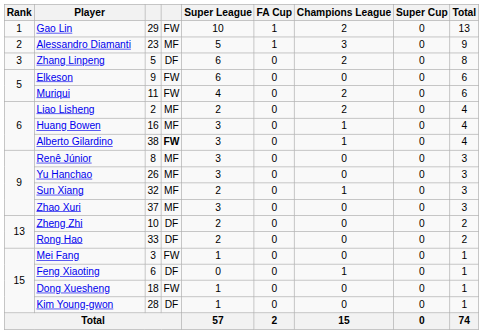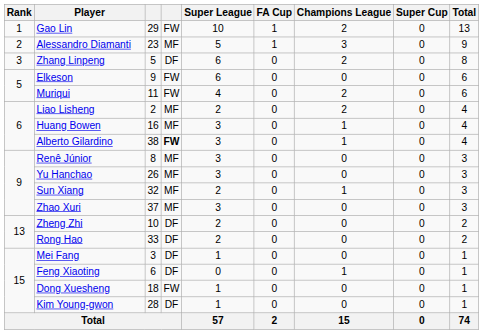(171, 256) FW -> (171, 256) DF
